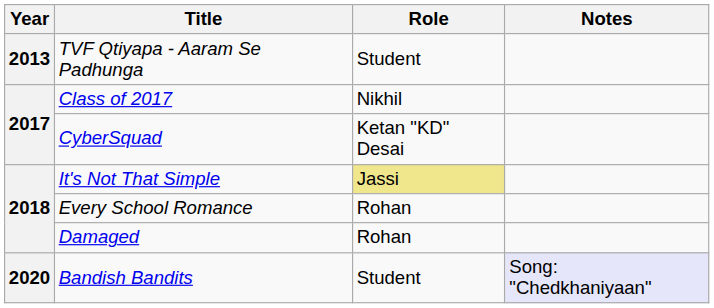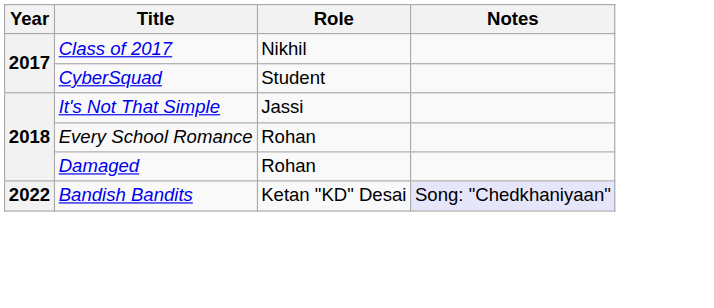- row: (160, 59)
(403, 138) Ketan "KD" Desai -> (293, 78) Student
(378, 178) khaki background -> (282, 107) no background
(30, 277) 2020 -> (30, 195) 2022
(389, 277) Student -> (334, 195) Ketan "KD" Desai
